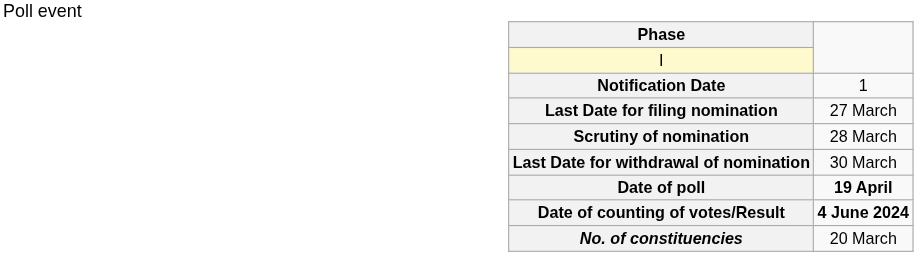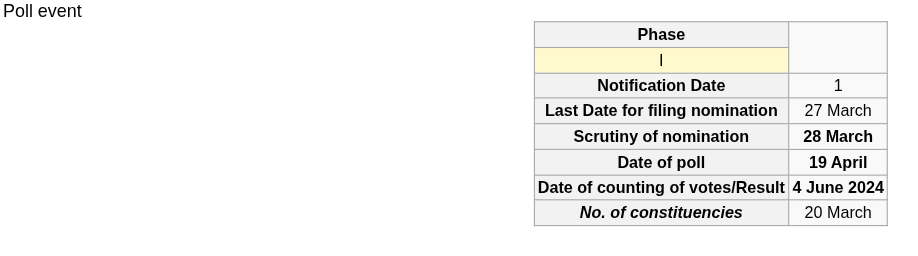(863, 136) normal -> (838, 136) bold
- row: (661, 162)
